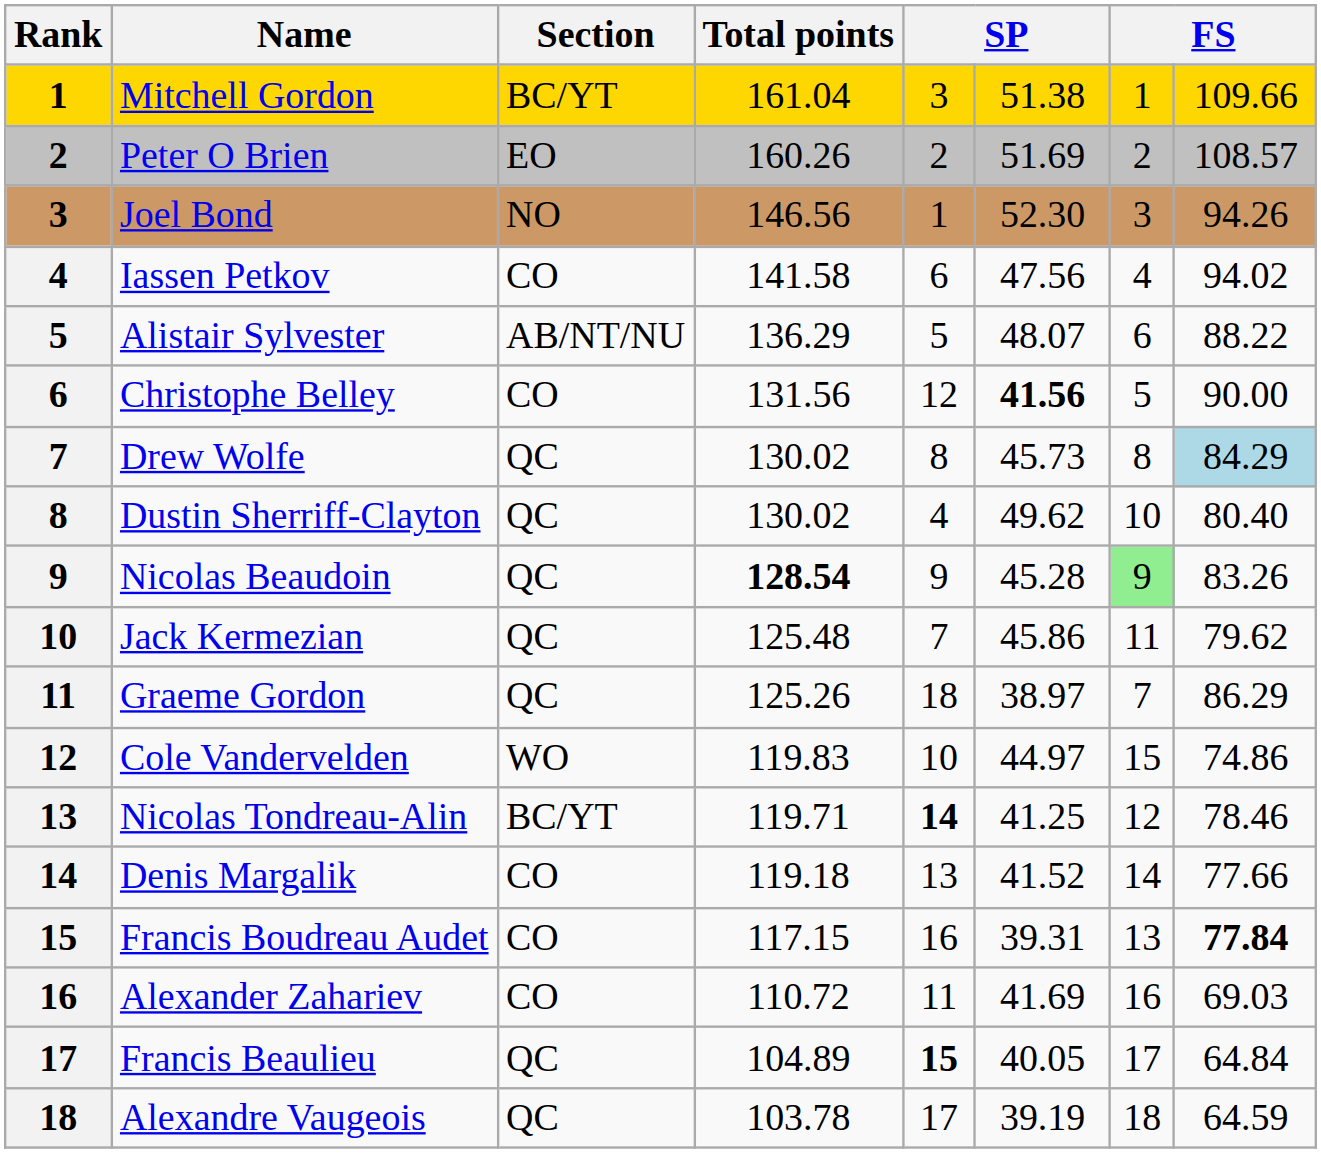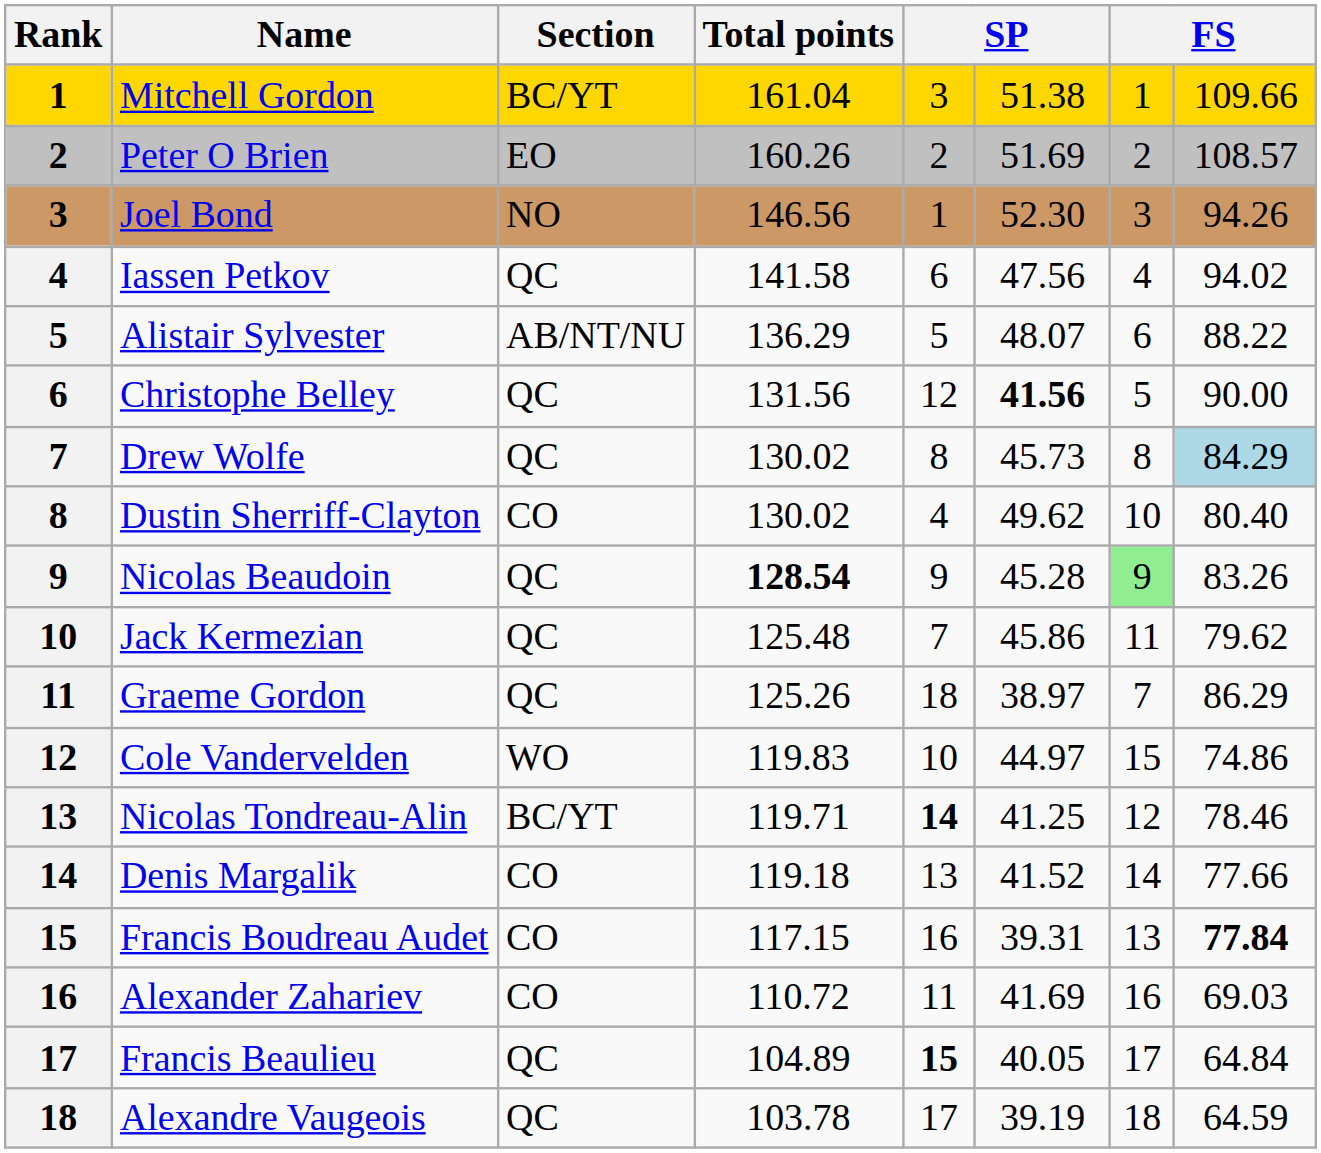(532, 275) CO -> (532, 275) QC
(532, 395) CO -> (532, 395) QC
(532, 515) QC -> (532, 515) CO
